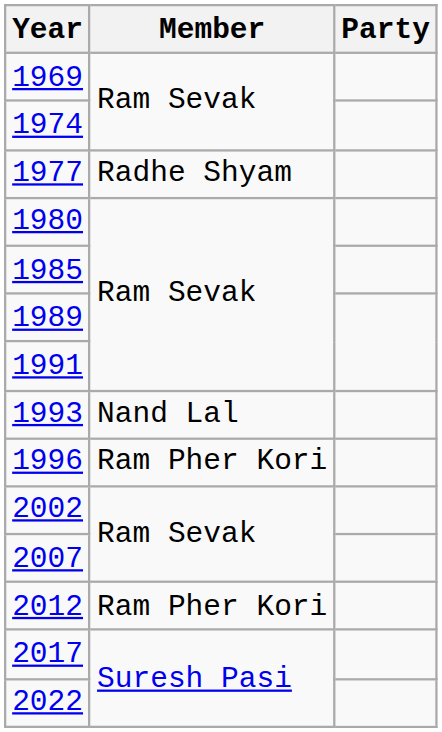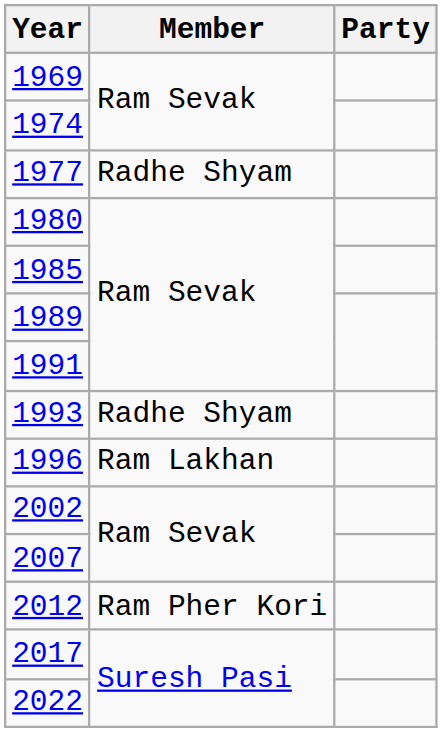(168, 414) Nand Lal -> (194, 414) Radhe Shyam
(212, 462) Ram Pher Kori -> (186, 462) Ram Lakhan
